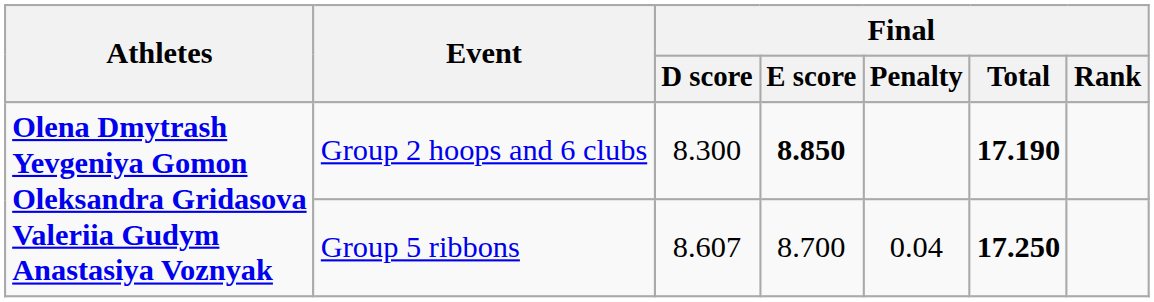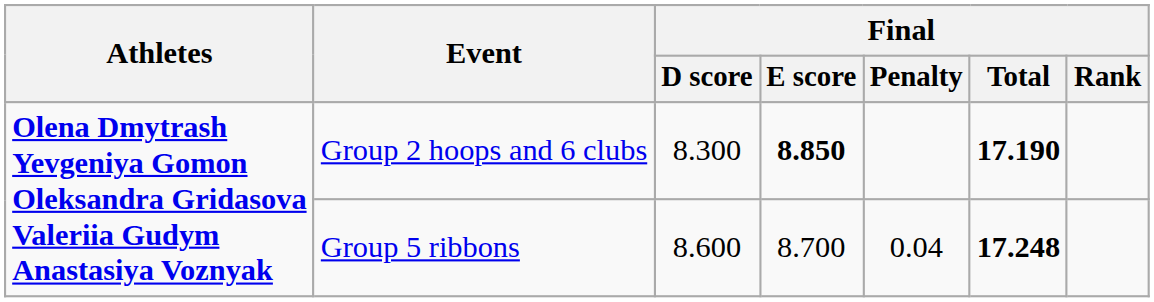(707, 247) 8.607 -> (707, 247) 8.600
(1018, 247) 17.250 -> (1018, 247) 17.248
